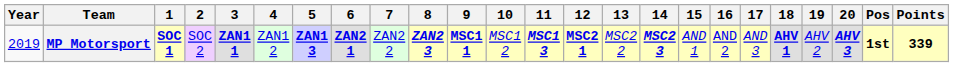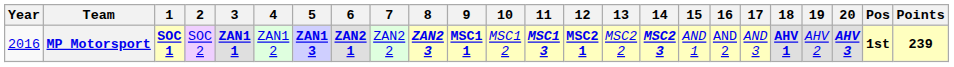(24, 44) 2019 -> (24, 44) 2016
(921, 44) 339 -> (921, 44) 239
